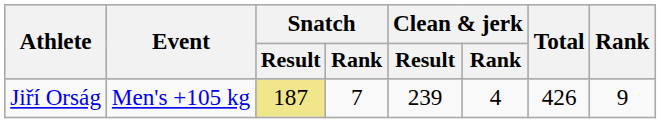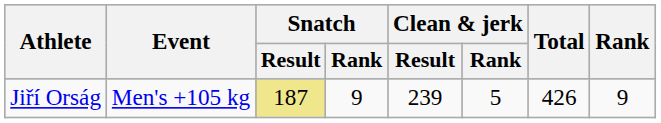(357, 98) 7 -> (357, 98) 9
(495, 98) 4 -> (495, 98) 5
